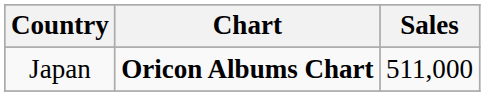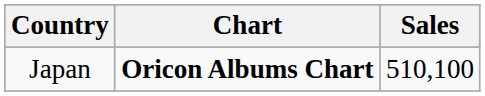(429, 68) 511,000 -> (430, 68) 510,100
